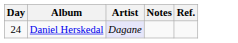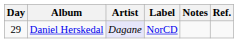+ column: (162, 12)
(16, 29) 24 -> (16, 29) 29
